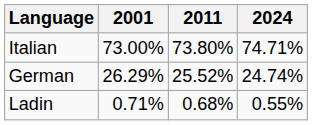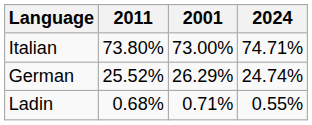columns swapped: (133, 18) <-> (203, 18)
